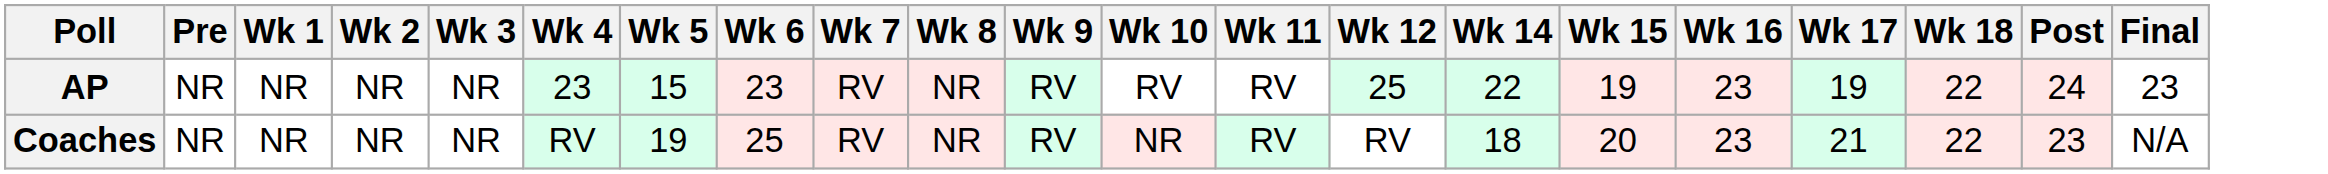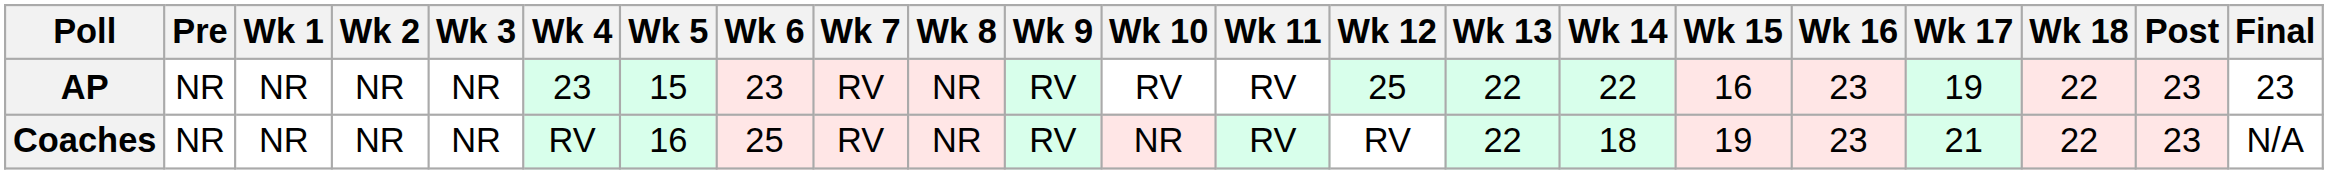+ column: (1503, 31)
(1618, 86) 19 -> (1733, 86) 16
(2067, 86) 24 -> (2182, 86) 23
(668, 140) 19 -> (668, 140) 16
(1618, 140) 20 -> (1733, 140) 19
